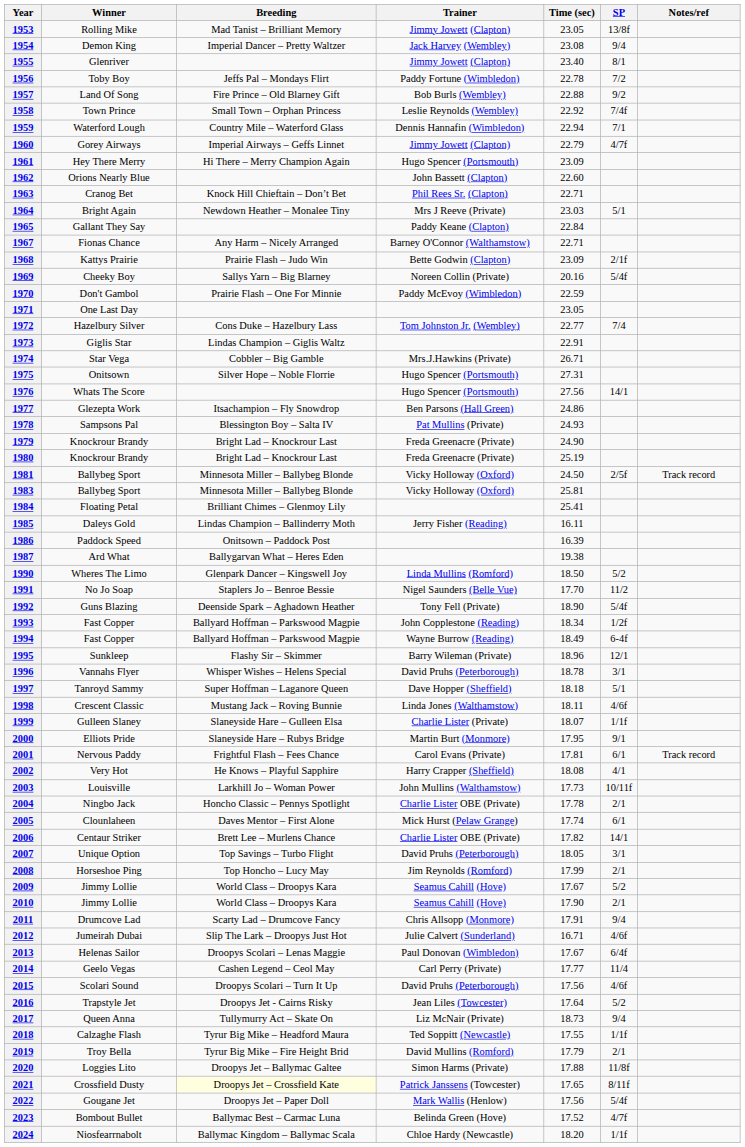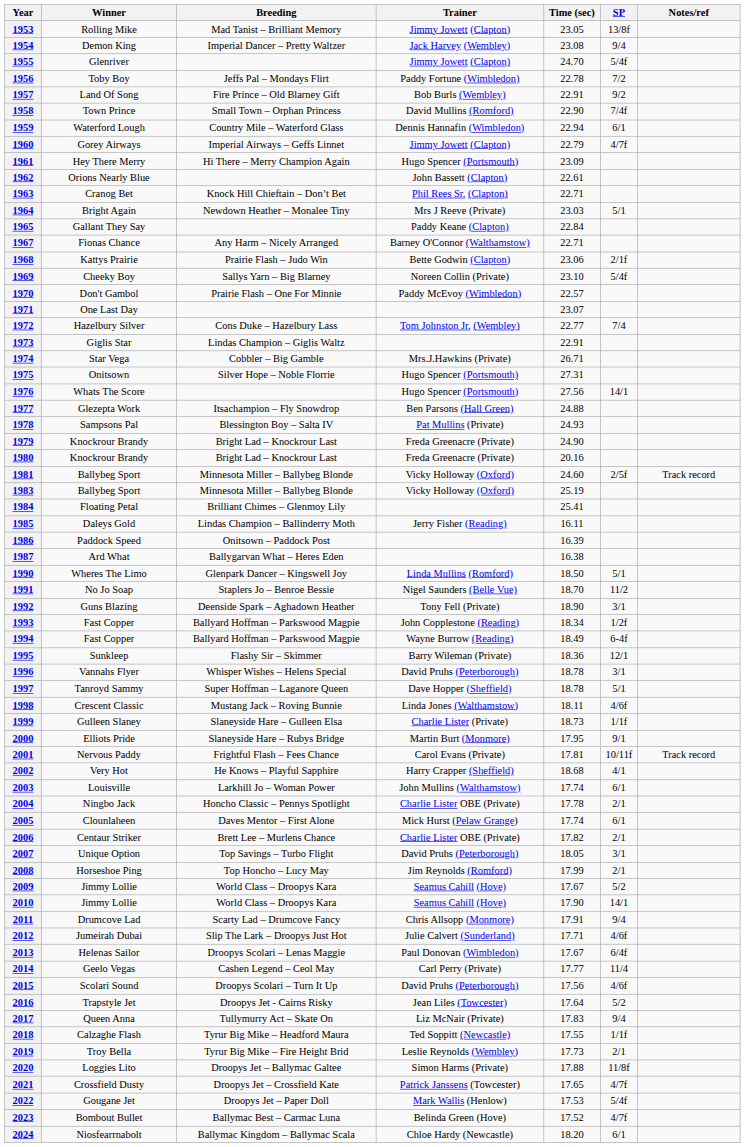(572, 62) 23.40 -> (572, 62) 24.70
(619, 62) 8/1 -> (619, 62) 5/4f
(572, 95) 22.88 -> (572, 95) 22.91
(460, 111) Leslie Reynolds (Wembley) -> (460, 111) David Mullins (Romford)
(572, 111) 22.92 -> (572, 111) 22.90
(619, 128) 7/1 -> (619, 128) 6/1
(572, 177) 22.60 -> (572, 177) 22.61
(572, 260) 23.09 -> (572, 260) 23.06
(572, 276) 20.16 -> (572, 276) 23.10
(572, 293) 22.59 -> (572, 293) 22.57
(572, 309) 23.05 -> (572, 309) 23.07
(572, 408) 24.86 -> (572, 408) 24.88
(572, 458) 25.19 -> (572, 458) 20.16
(572, 474) 24.50 -> (572, 474) 24.60
(572, 491) 25.81 -> (572, 491) 25.19
(572, 557) 19.38 -> (572, 557) 16.38
(619, 573) 5/2 -> (619, 573) 5/1
(572, 590) 17.70 -> (572, 590) 18.70
(619, 606) 5/4f -> (619, 606) 3/1
(572, 656) 18.96 -> (572, 656) 18.36
(572, 688) 18.18 -> (572, 688) 18.78
(572, 721) 18.07 -> (572, 721) 18.73
(619, 754) 6/1 -> (619, 754) 10/11f
(572, 771) 18.08 -> (572, 771) 18.68
(572, 787) 17.73 -> (572, 787) 17.74
(619, 787) 10/11f -> (619, 787) 6/1
(619, 837) 14/1 -> (619, 837) 2/1
(619, 903) 2/1 -> (619, 903) 14/1
(572, 936) 16.71 -> (572, 936) 17.71
(572, 1018) 18.73 -> (572, 1018) 17.83
(460, 1051) David Mullins (Romford) -> (460, 1051) Leslie Reynolds (Wembley)
(572, 1051) 17.79 -> (572, 1051) 17.73
(276, 1084) lightyellow background -> (276, 1084) no background
(619, 1084) 8/11f -> (619, 1084) 4/7f
(572, 1101) 17.56 -> (572, 1101) 17.53
(619, 1134) 1/1f -> (619, 1134) 6/1
